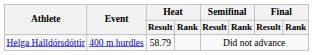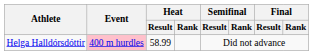(117, 43) no background -> (117, 43) pink background
(160, 43) 58.79 -> (160, 43) 58.99
